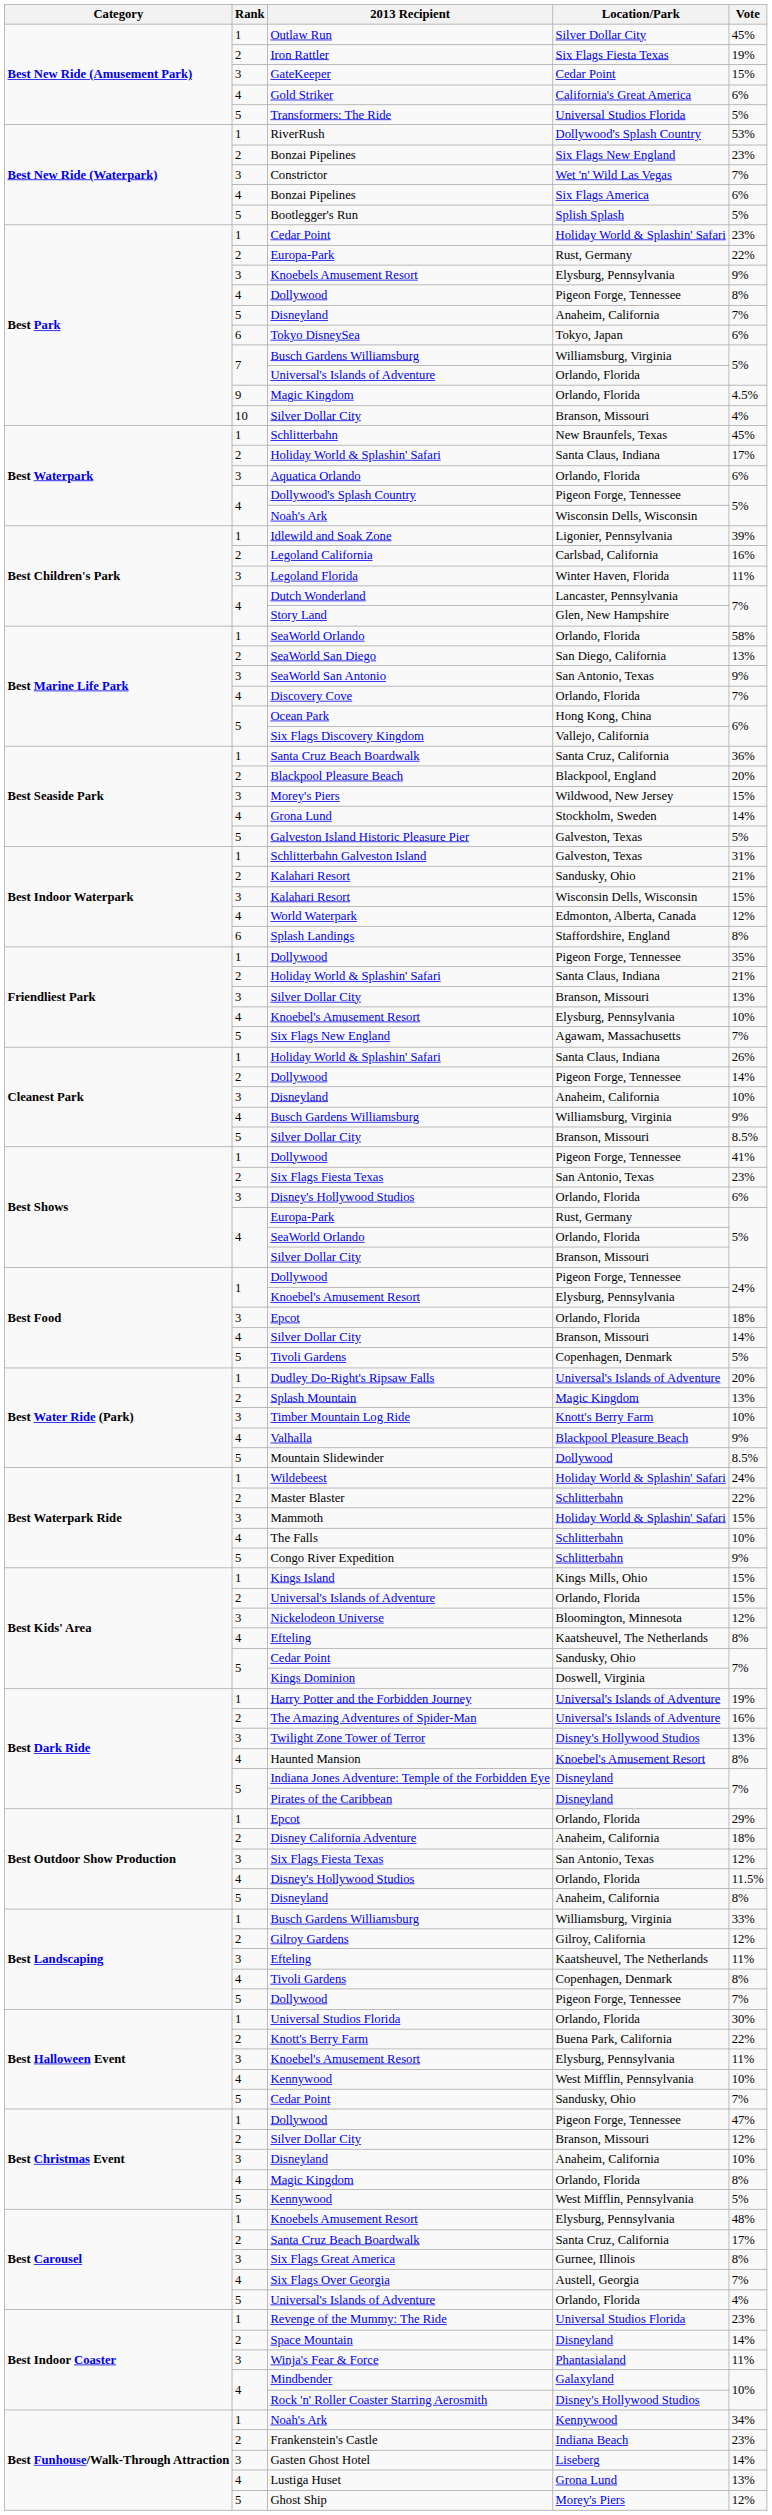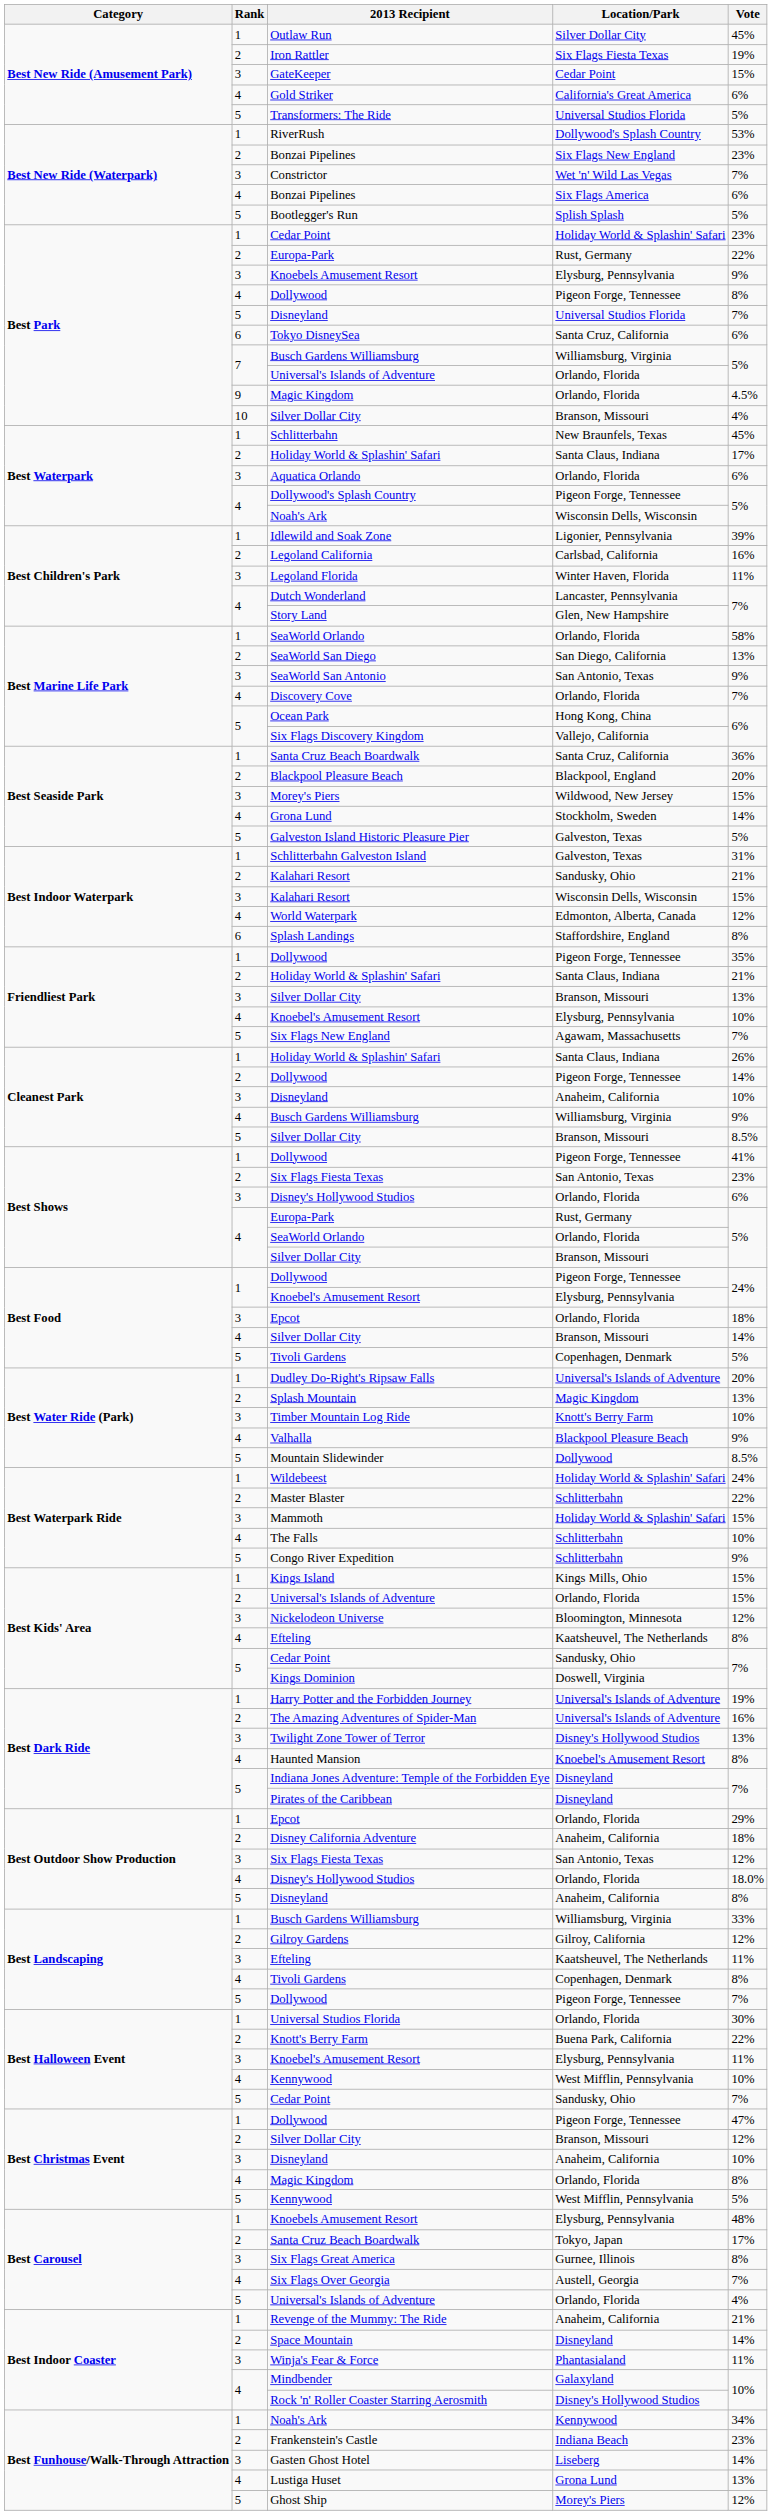(608, 315) Anaheim, California -> (620, 315) Universal Studios Florida
(589, 335) Tokyo, Japan -> (612, 335) Santa Cruz, California
(748, 1878) 11.5% -> (748, 1878) 18.0%
(612, 2239) Santa Cruz, California -> (589, 2239) Tokyo, Japan
(621, 2319) Universal Studios Florida -> (607, 2319) Anaheim, California
(743, 2319) 23% -> (743, 2319) 21%
